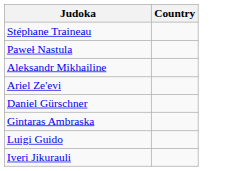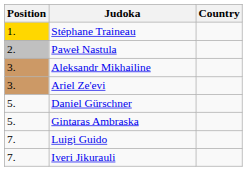+ column: (27, 13)
